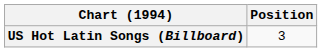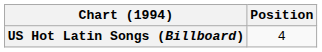(282, 37) 3 -> (282, 37) 4
